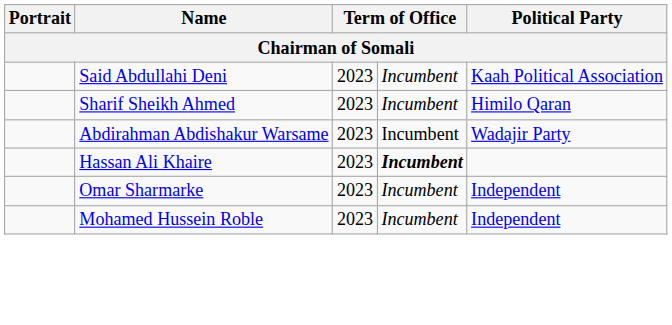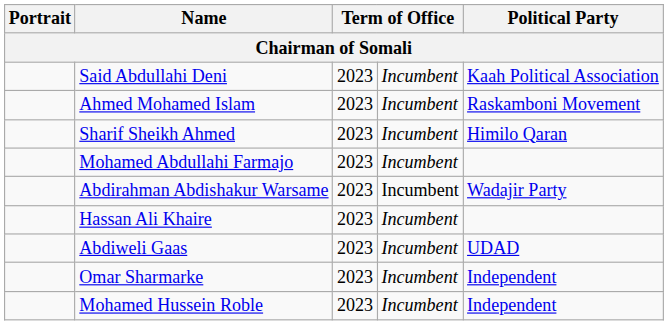+ row: (167, 104)
+ row: (186, 162)
(422, 162) bold -> (420, 219) normal
+ row: (133, 248)
